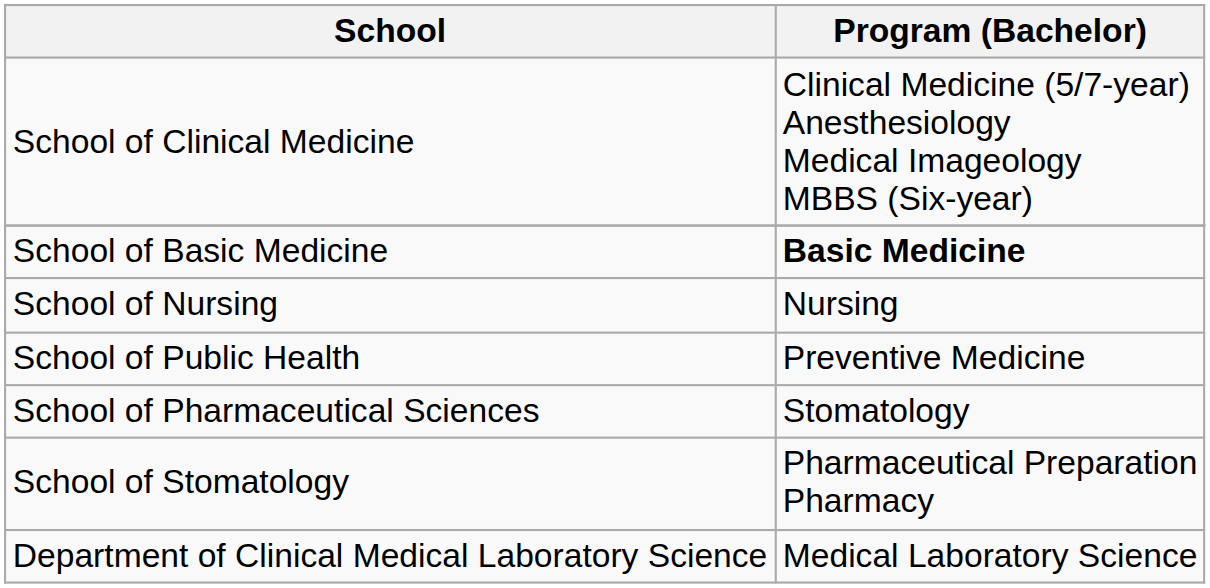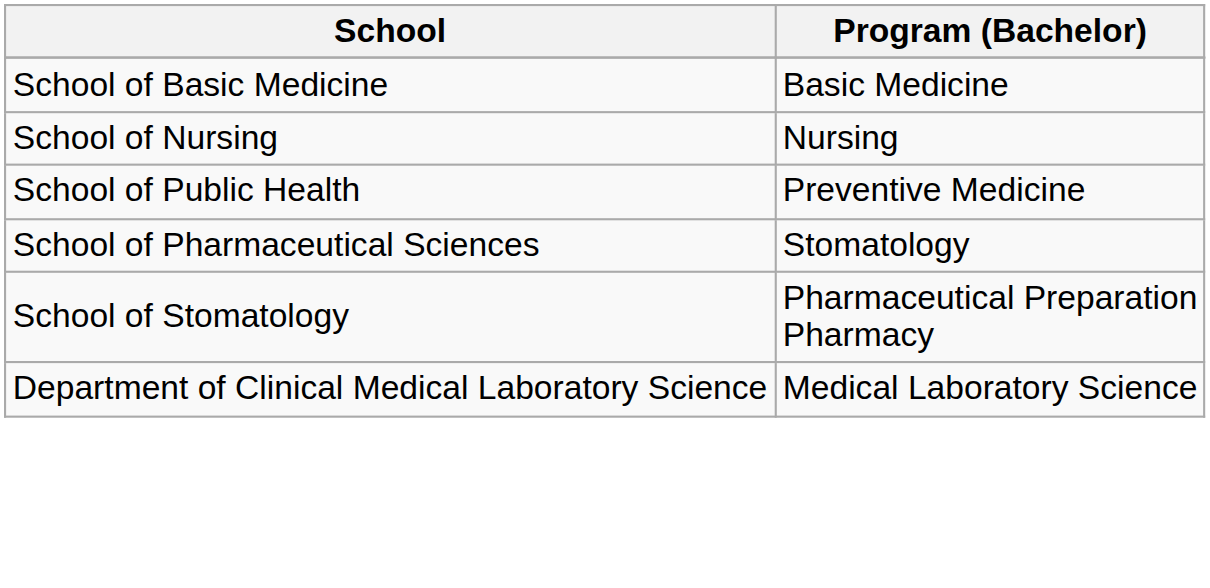- row: (214, 141)
(904, 251) bold -> (896, 84) normal
